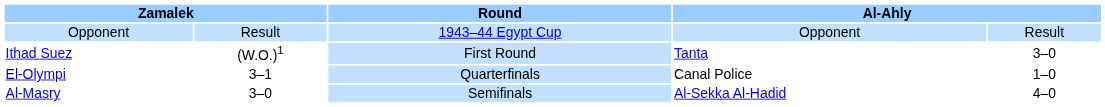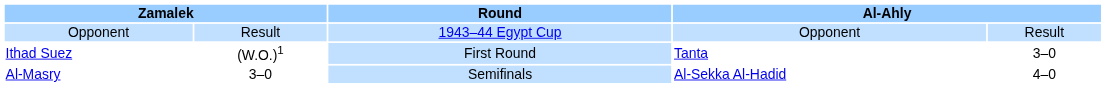- row: (36, 74)
